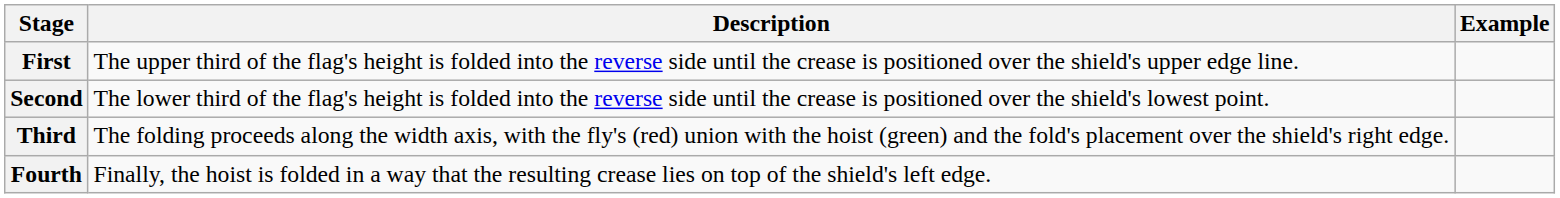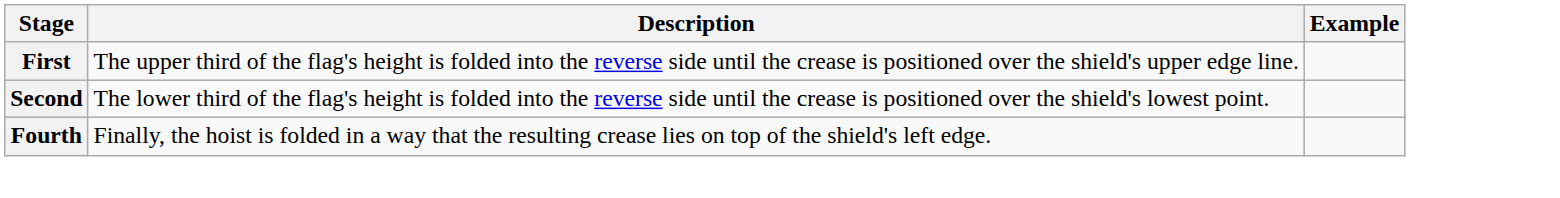- row: (46, 135)
